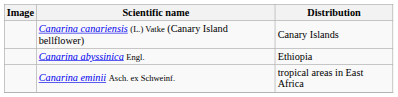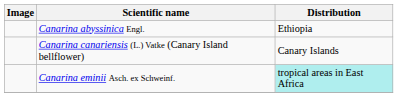rows swapped: (92, 56) <-> (133, 34)
(320, 78) no background -> (320, 78) paleturquoise background
